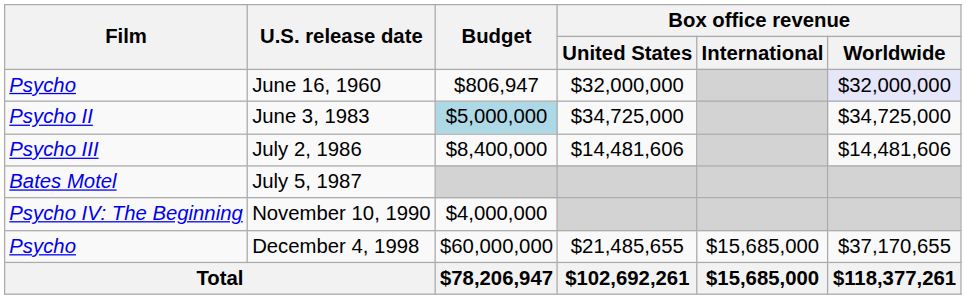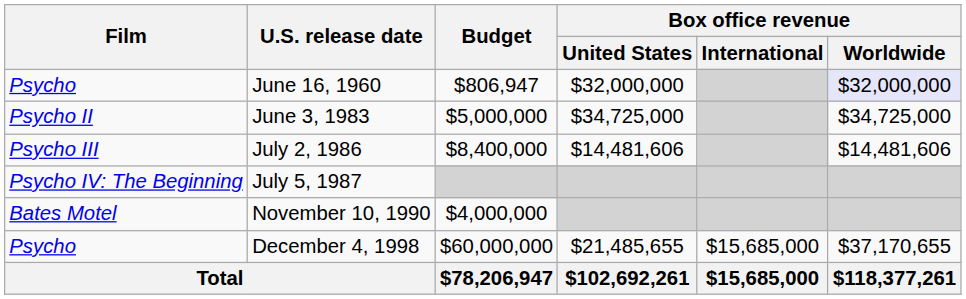(496, 117) lightblue background -> (496, 117) no background
(63, 181) Bates Motel -> (126, 181) Psycho IV: The Beginning
(126, 213) Psycho IV: The Beginning -> (63, 213) Bates Motel
